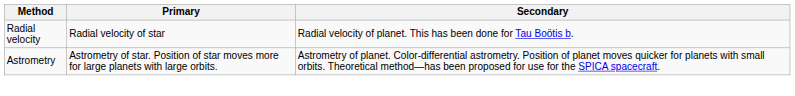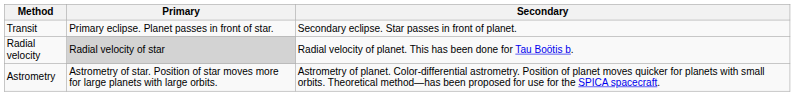+ row: (22, 28)
(117, 34) no background -> (117, 50) lightgrey background
